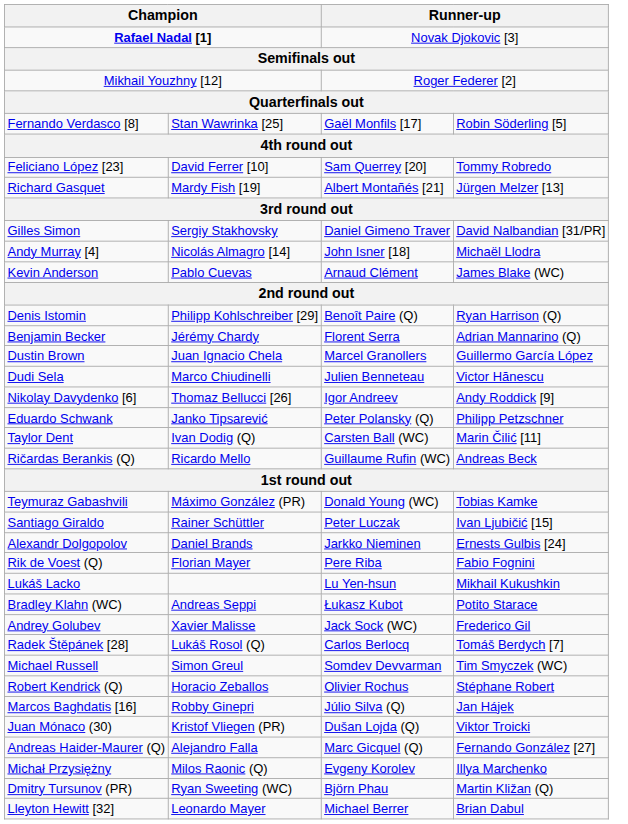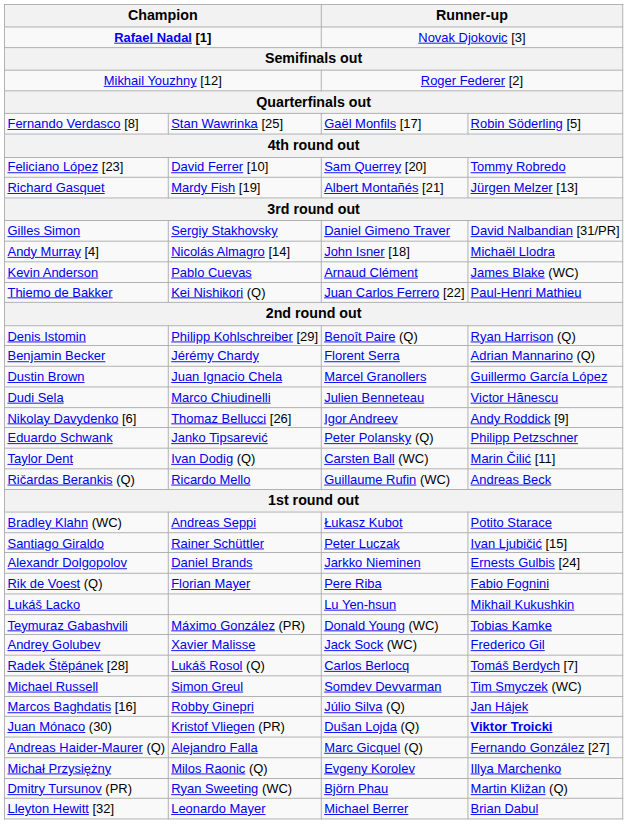+ row: (60, 293)
rows swapped: (68, 502) <-> (65, 605)
- row: (65, 686)
(493, 727) normal -> (512, 727) bold
